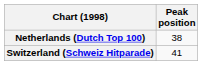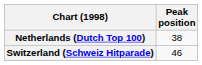(177, 53) 41 -> (177, 53) 46
